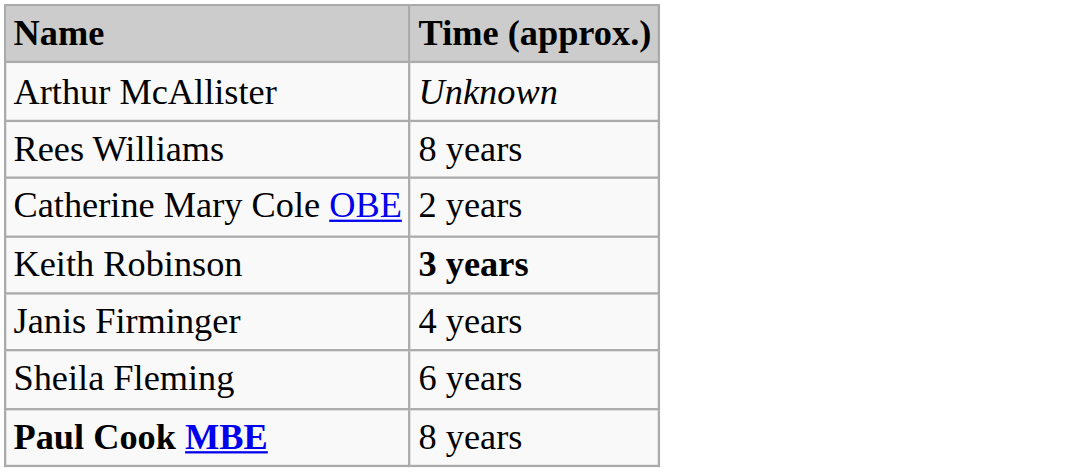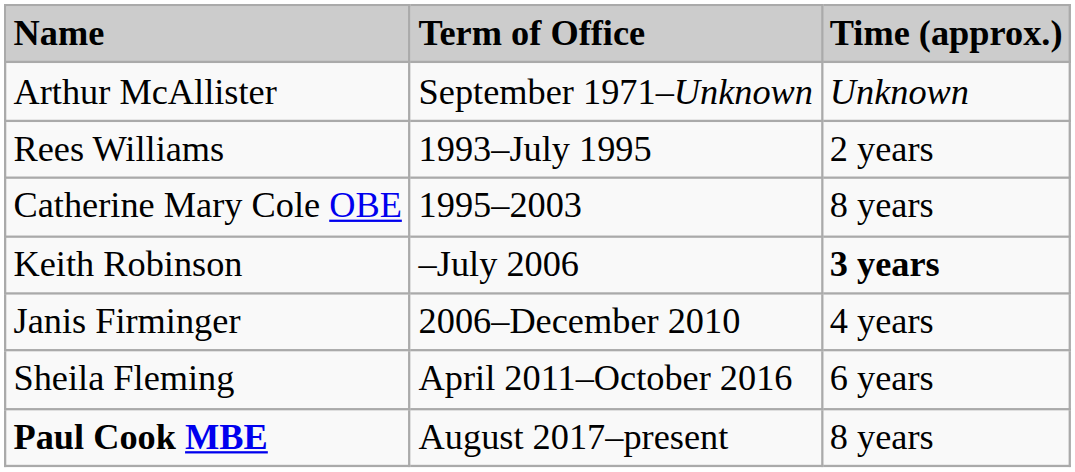+ column: (532, 33)
(471, 148) 8 years -> (882, 148) 2 years
(471, 206) 2 years -> (882, 206) 8 years
